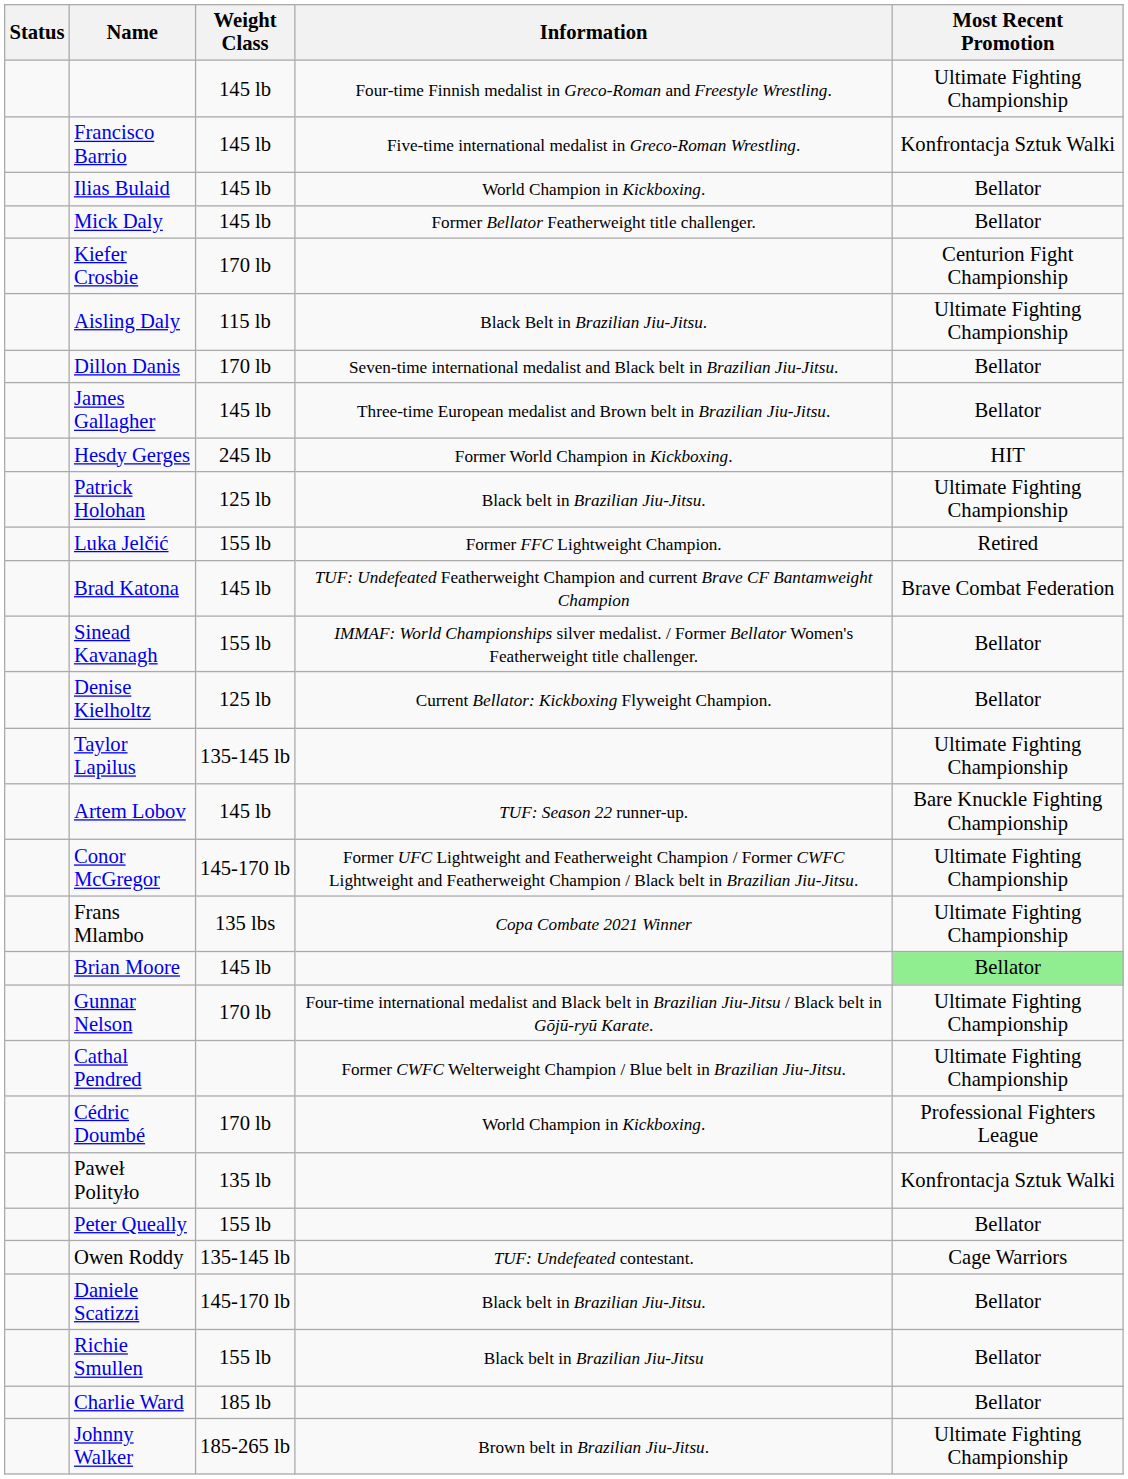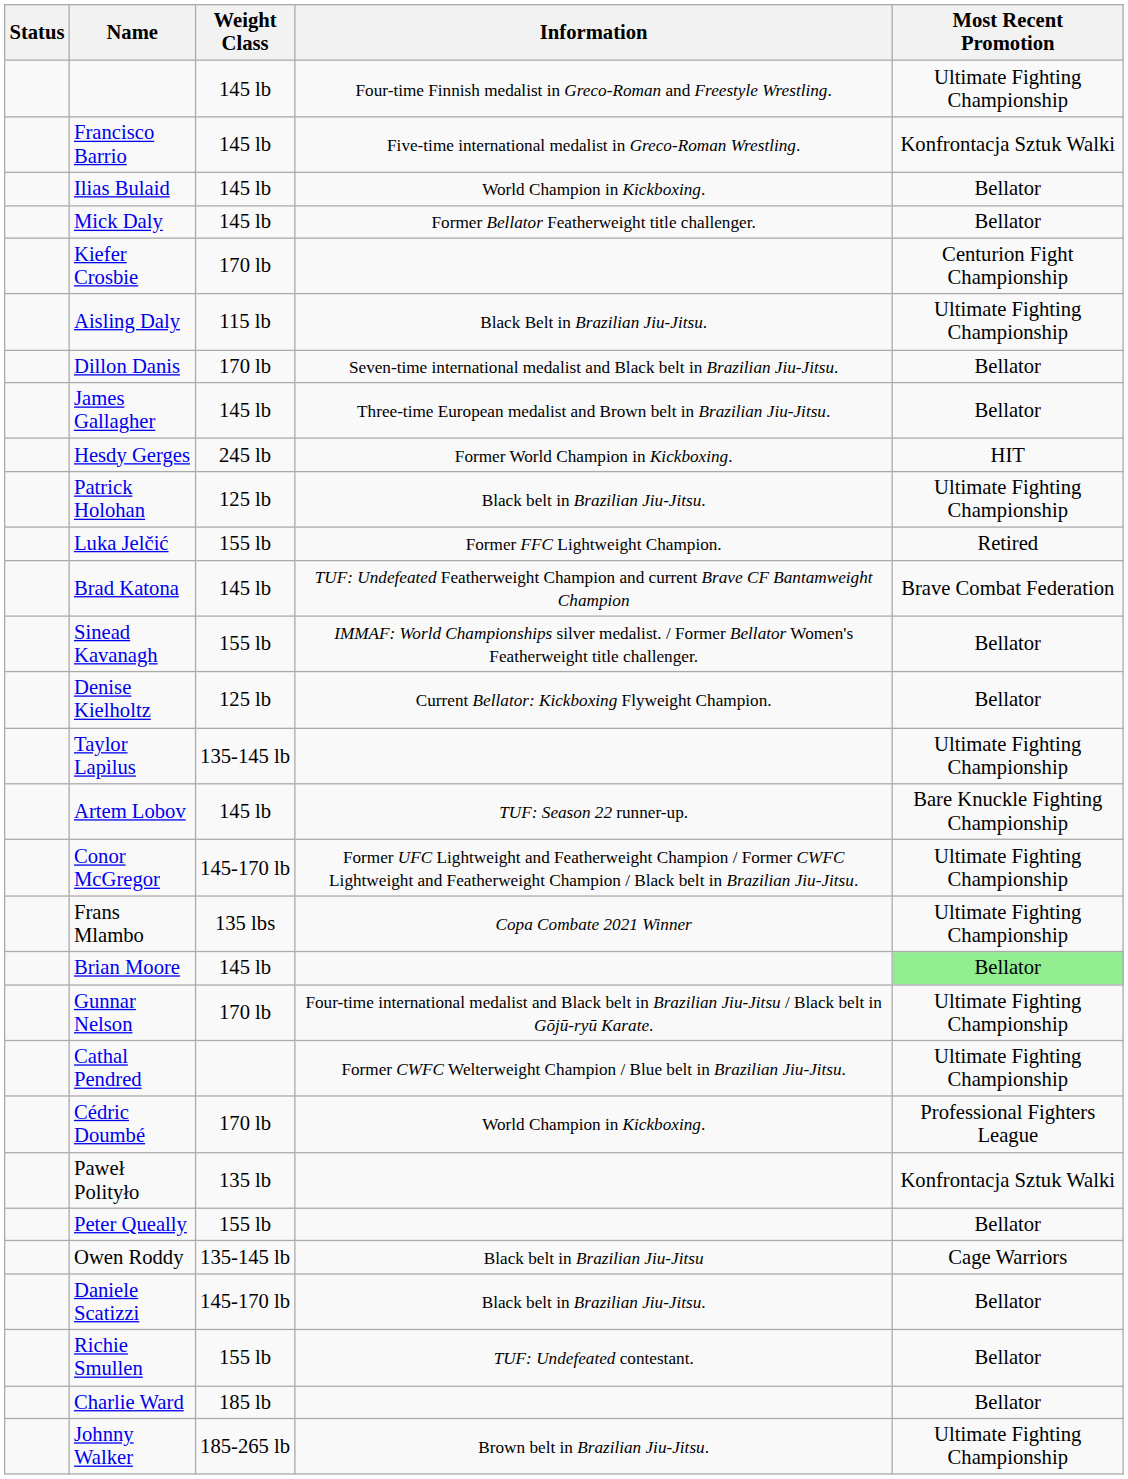(594, 1258) TUF: Undefeated contestant. -> (594, 1258) Black belt in Brazilian Jiu-Jitsu
(594, 1358) Black belt in Brazilian Jiu-Jitsu -> (594, 1358) TUF: Undefeated contestant.
